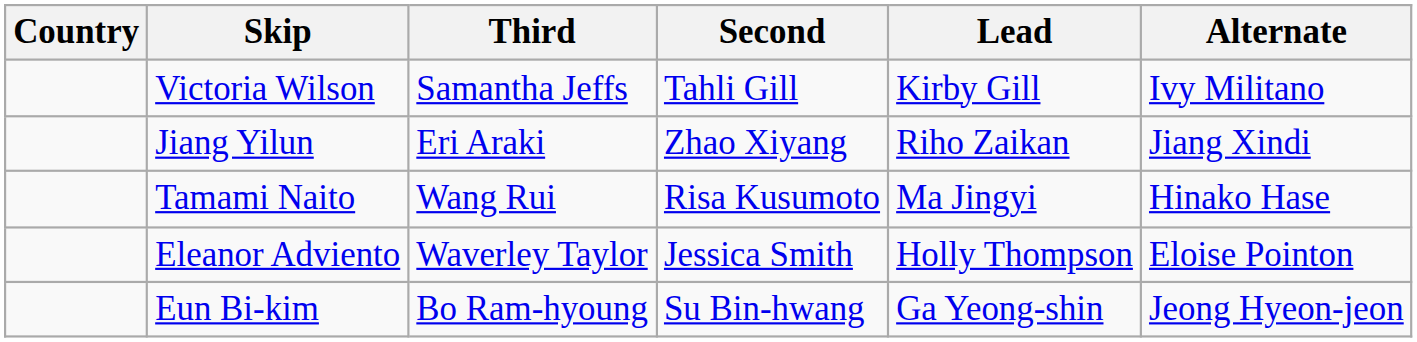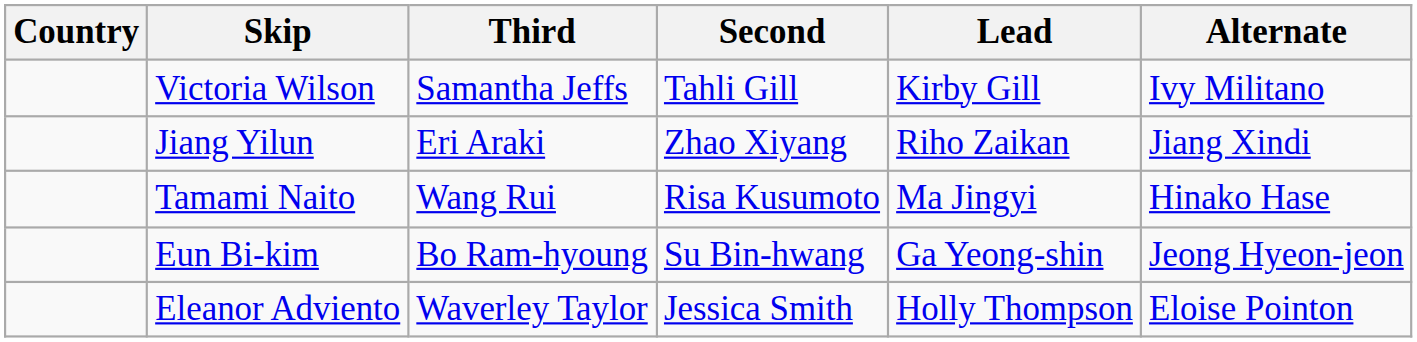rows swapped: (278, 253) <-> (237, 308)
